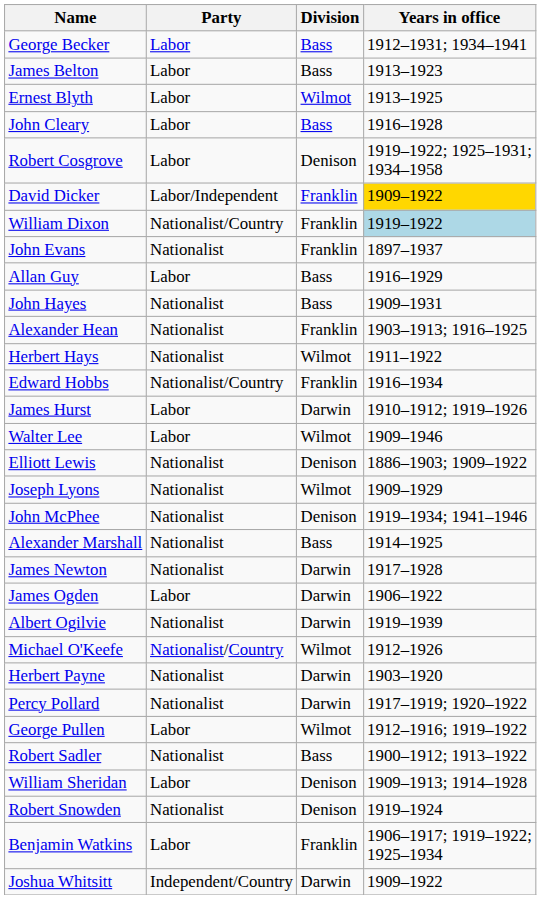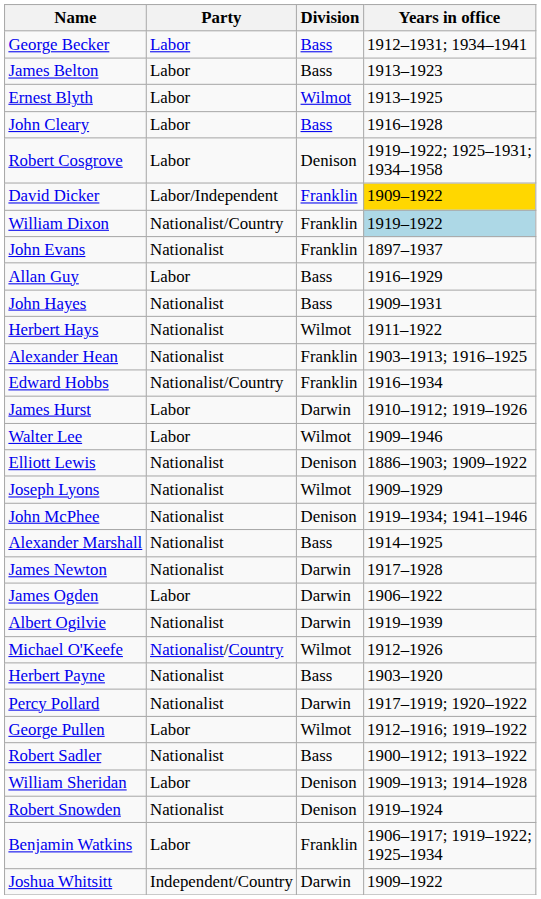rows swapped: (53, 356) <-> (63, 329)
(326, 676) Darwin -> (316, 676) Bass
